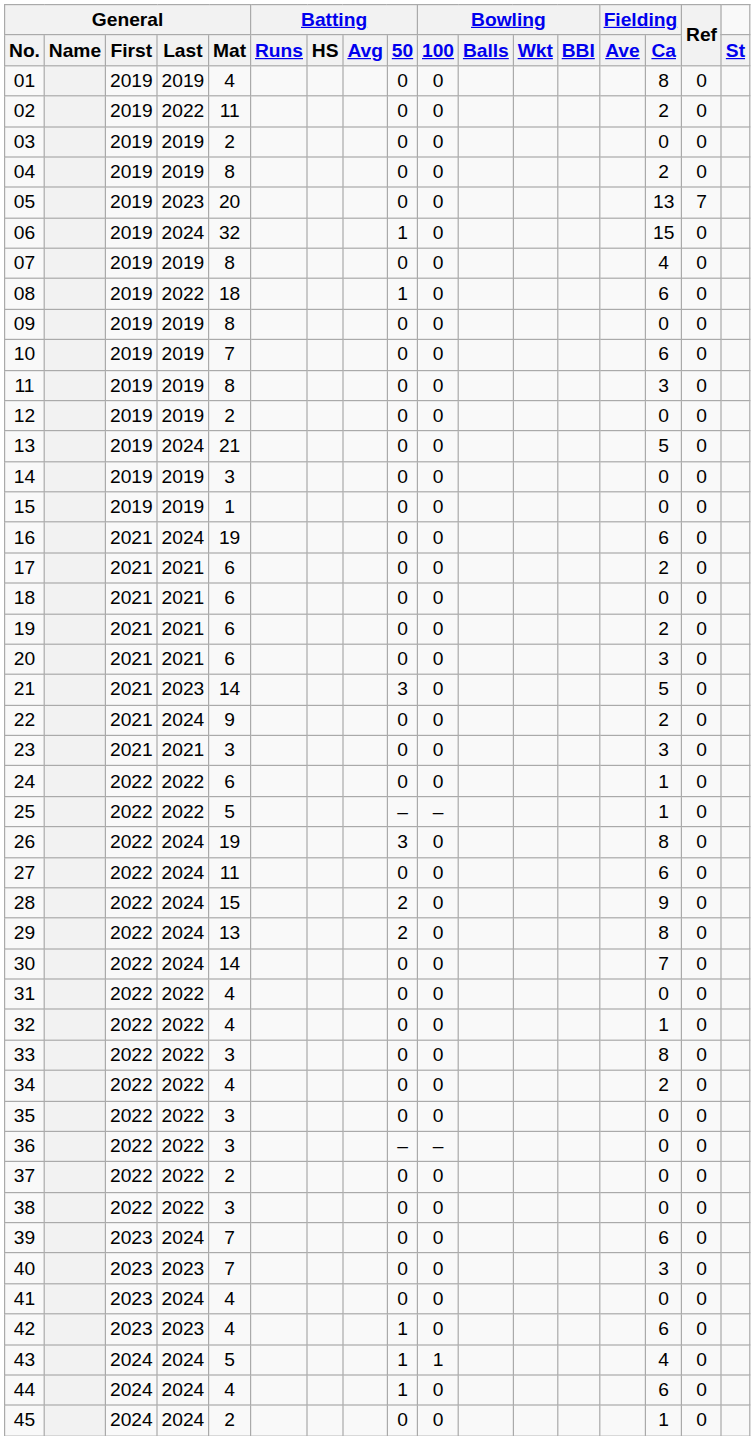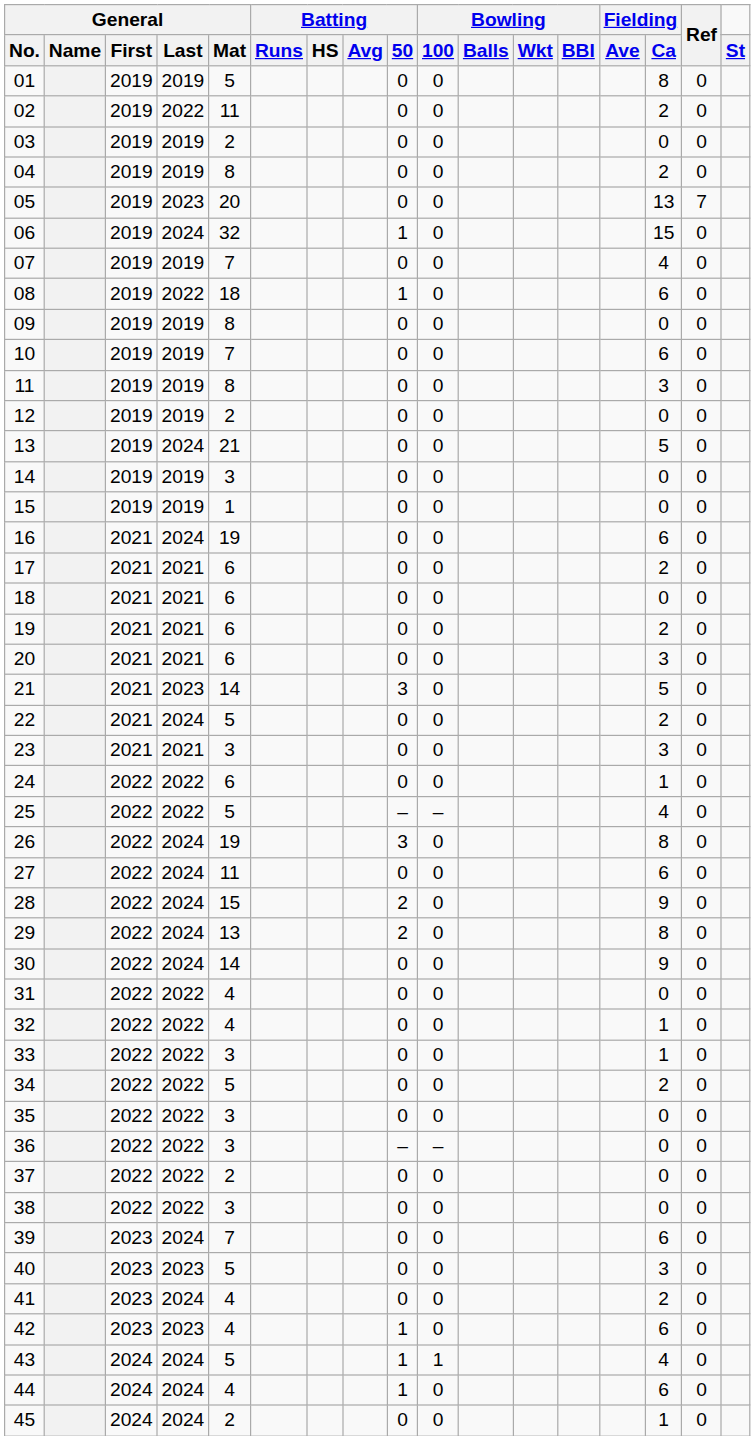(230, 80) 4 -> (230, 80) 5
(230, 263) 8 -> (230, 263) 7
(230, 720) 9 -> (230, 720) 5
(664, 811) 1 -> (664, 811) 4
(664, 963) 7 -> (664, 963) 9
(664, 1055) 8 -> (664, 1055) 1
(230, 1085) 4 -> (230, 1085) 5
(230, 1268) 7 -> (230, 1268) 5
(664, 1298) 0 -> (664, 1298) 2
